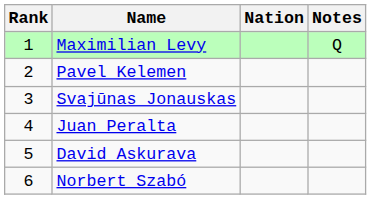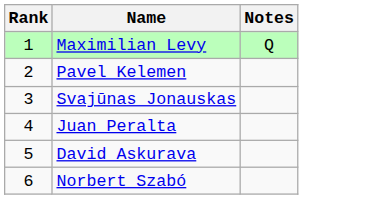- column: (274, 18)
